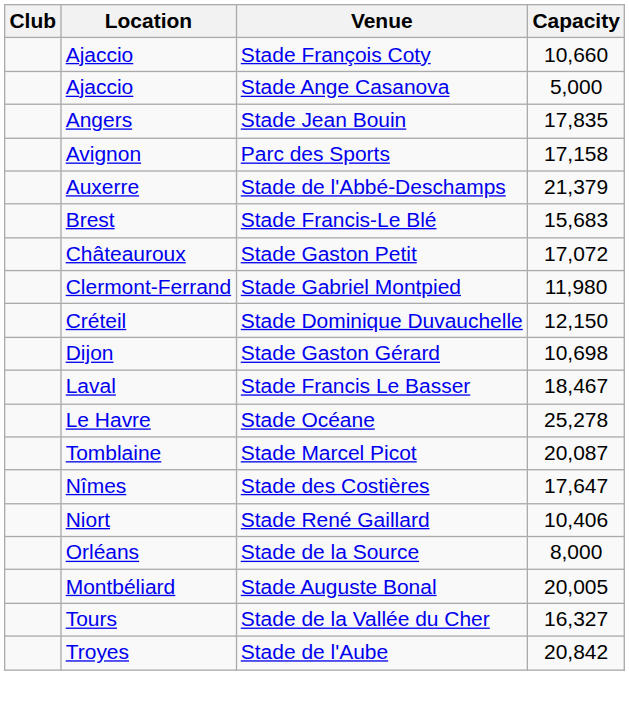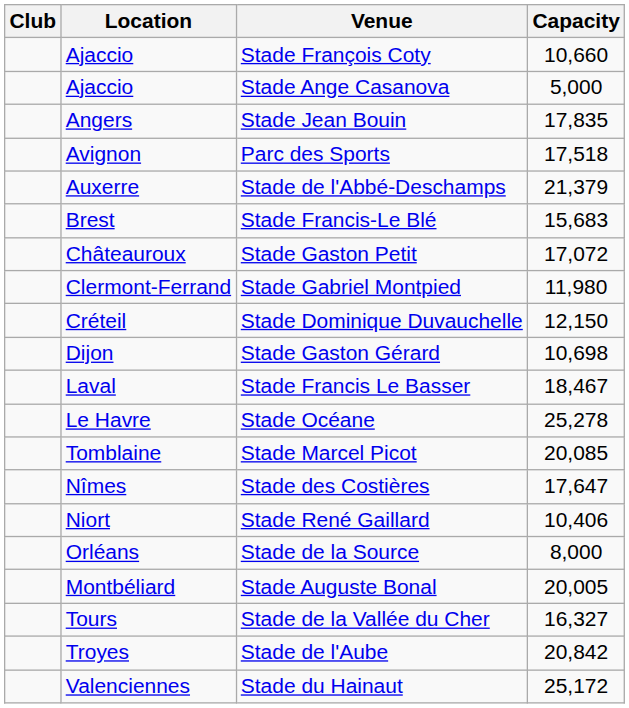(576, 154) 17,158 -> (576, 154) 17,518
(576, 453) 20,087 -> (576, 453) 20,085
+ row: (322, 685)
